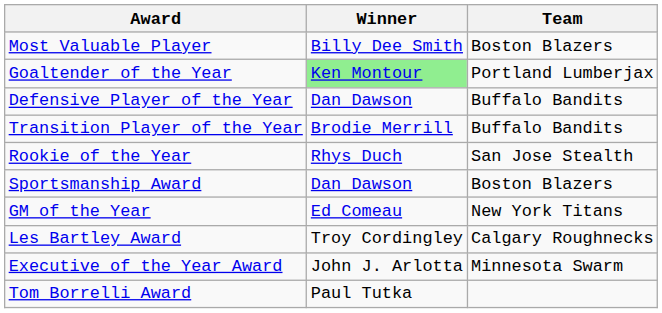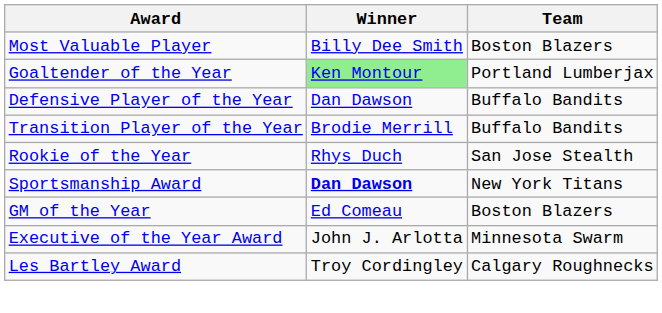(362, 184) normal -> (362, 184) bold
(542, 184) Boston Blazers -> (547, 184) New York Titans
(547, 211) New York Titans -> (542, 211) Boston Blazers
rows swapped: (95, 239) <-> (146, 266)
- row: (100, 294)
